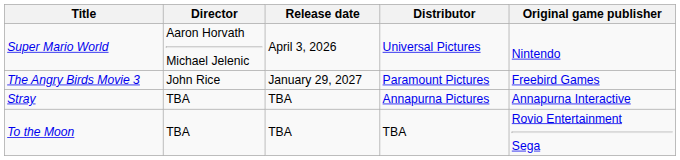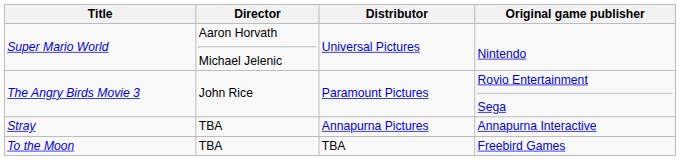- column: (323, 14)
(556, 80) Freebird Games -> (575, 93) Rovio Entertainment Sega
(592, 132) Rovio Entertainment Sega -> (522, 146) Freebird Games
